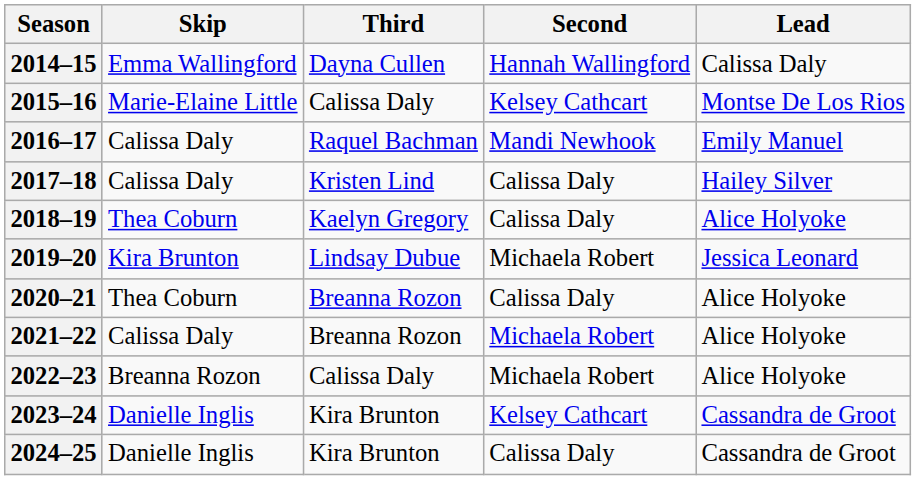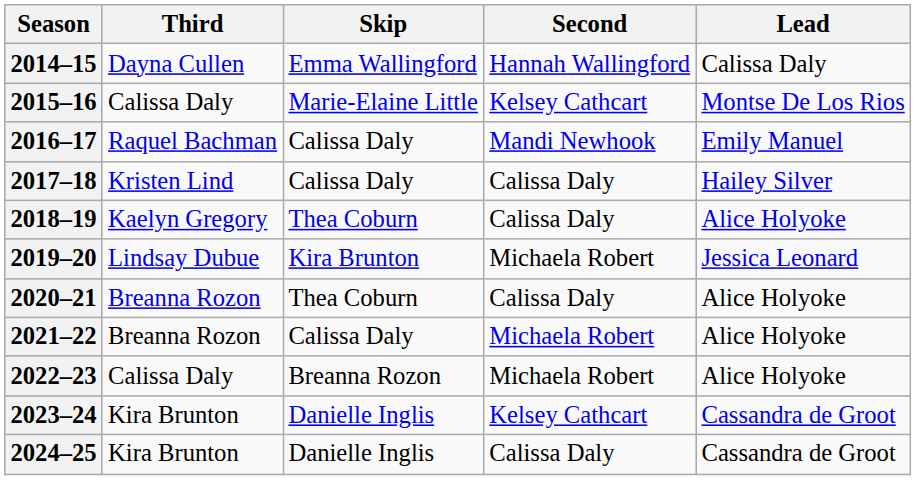columns swapped: (203, 24) <-> (393, 24)
